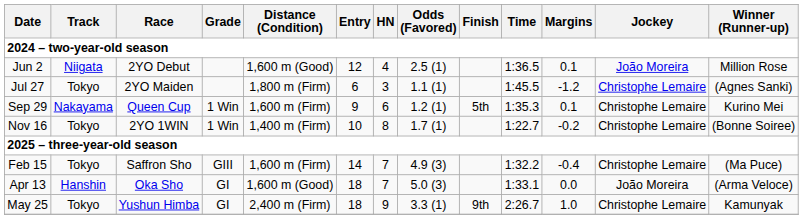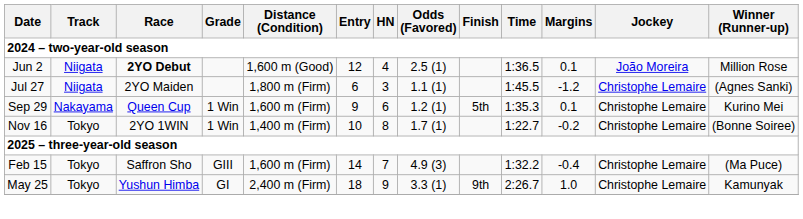(159, 67) normal -> (159, 67) bold
(83, 87) Tokyo -> (83, 87) Niigata
- row: (28, 185)
